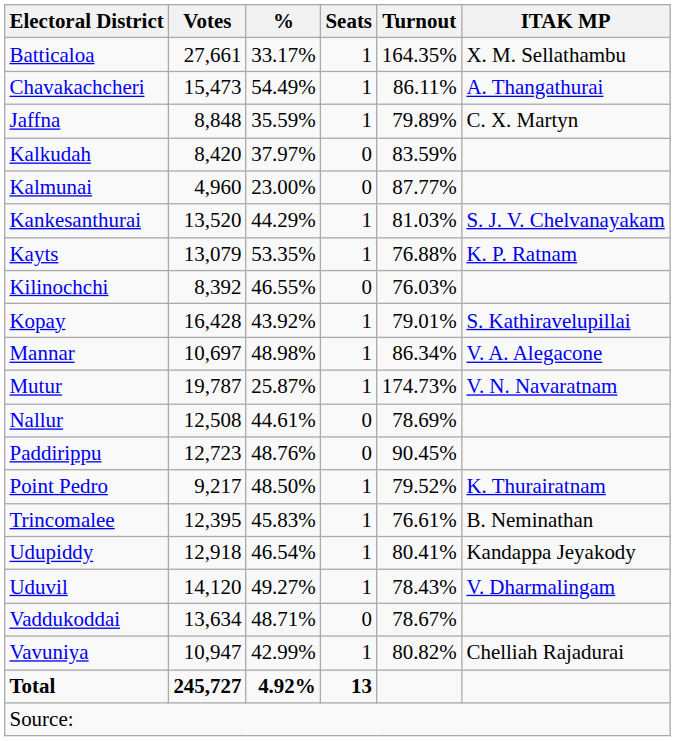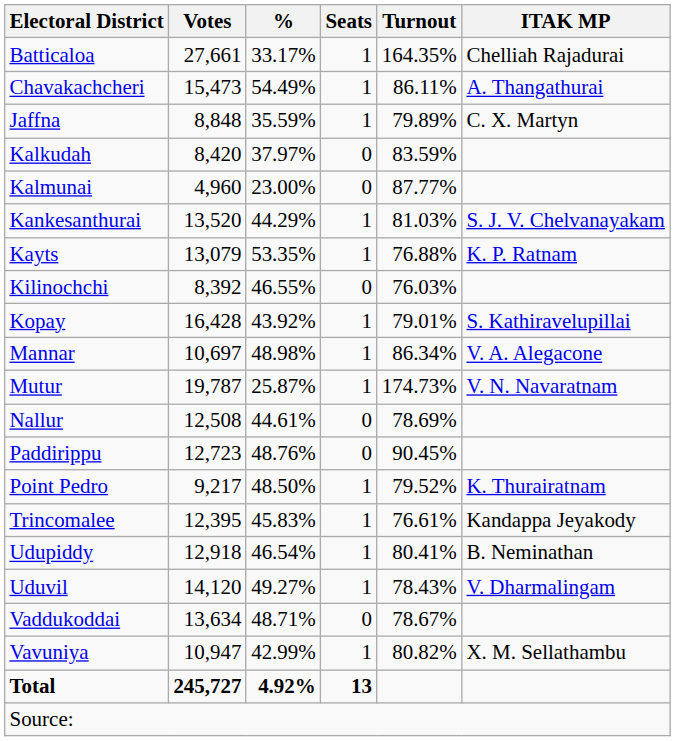(546, 54) X. M. Sellathambu -> (545, 54) Chelliah Rajadurai
(530, 519) B. Neminathan -> (551, 519) Kandappa Jeyakody
(551, 552) Kandappa Jeyakody -> (530, 552) B. Neminathan
(545, 652) Chelliah Rajadurai -> (546, 652) X. M. Sellathambu
